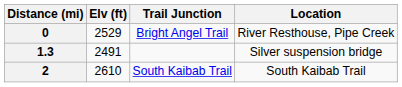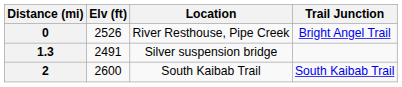columns swapped: (316, 14) <-> (182, 14)
(108, 33) 2529 -> (108, 33) 2526
(108, 71) 2610 -> (108, 71) 2600
